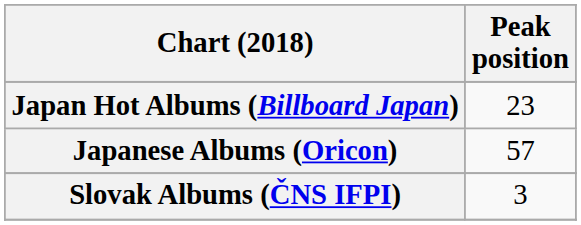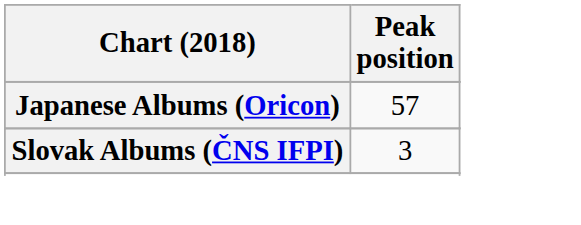- row: (235, 104)
